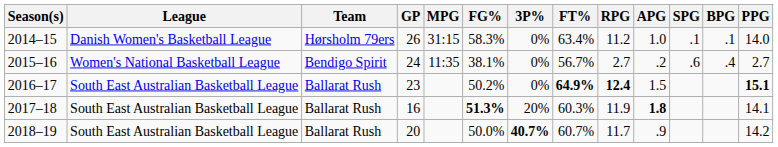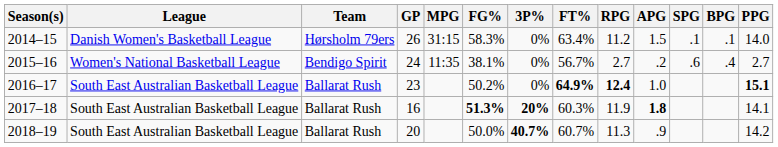(657, 39) 1.0 -> (657, 39) 1.5
(657, 85) 1.5 -> (657, 85) 1.0
(536, 108) normal -> (535, 108) bold
(618, 131) 11.7 -> (618, 131) 11.3
